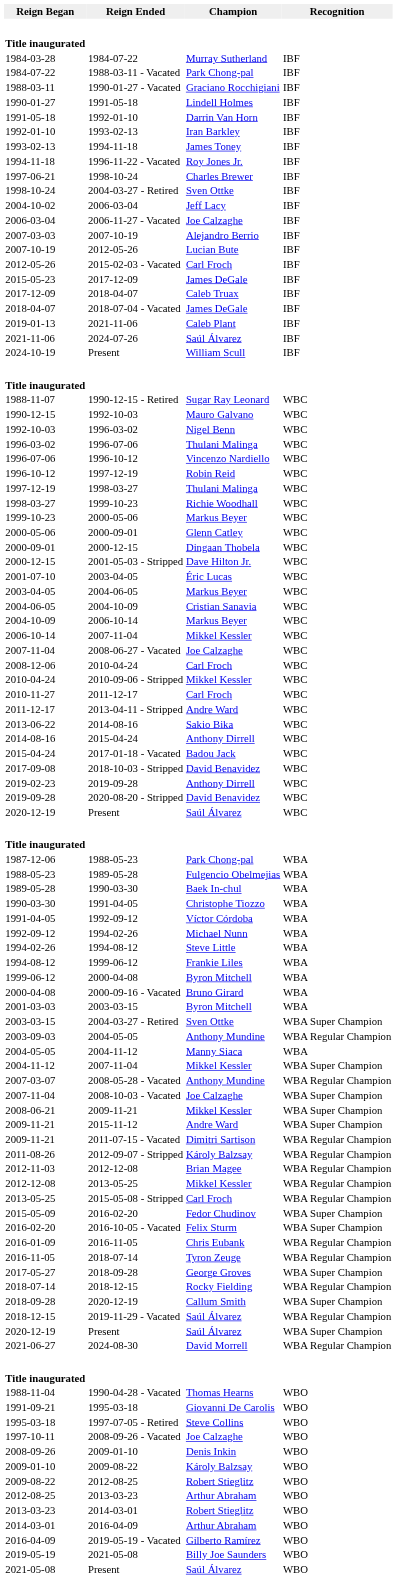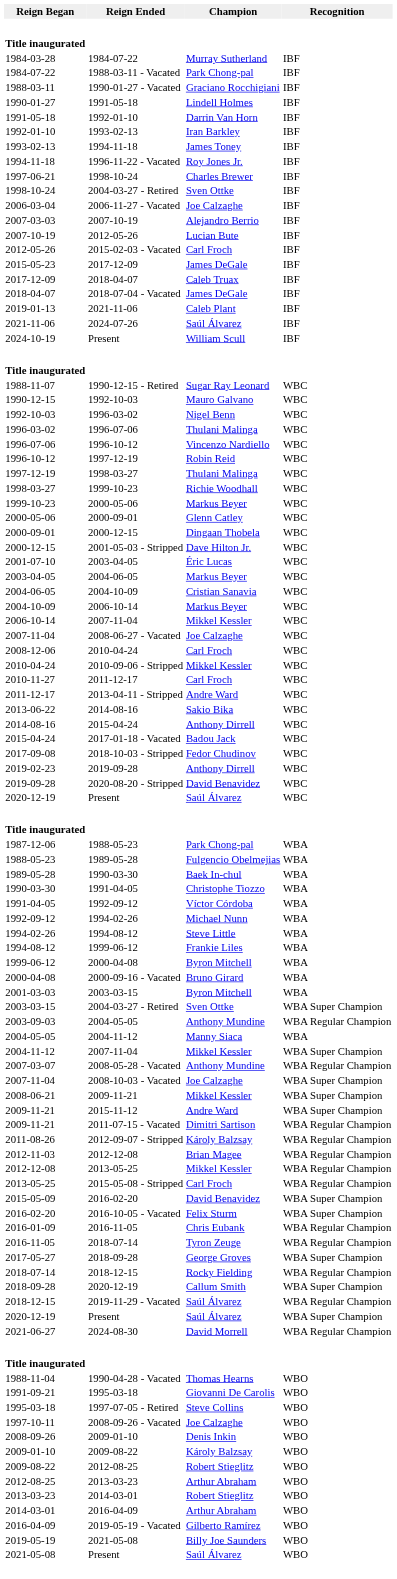- row: (30, 205)
(223, 768) David Benavidez -> (221, 753) Fedor Chudinov
(221, 1213) Fedor Chudinov -> (223, 1198) David Benavidez
